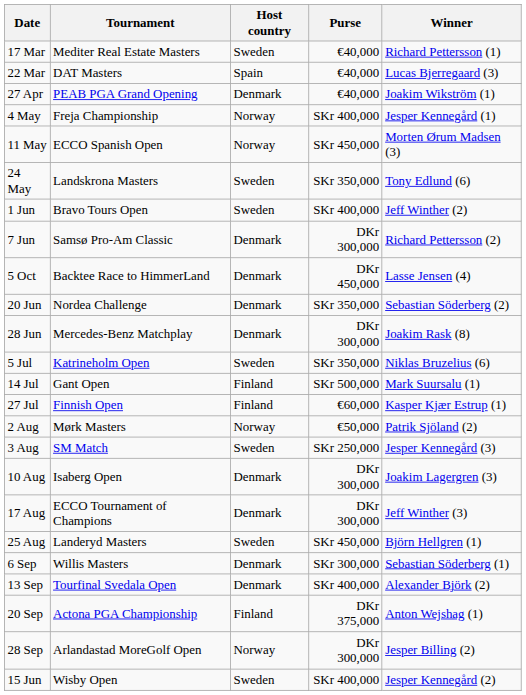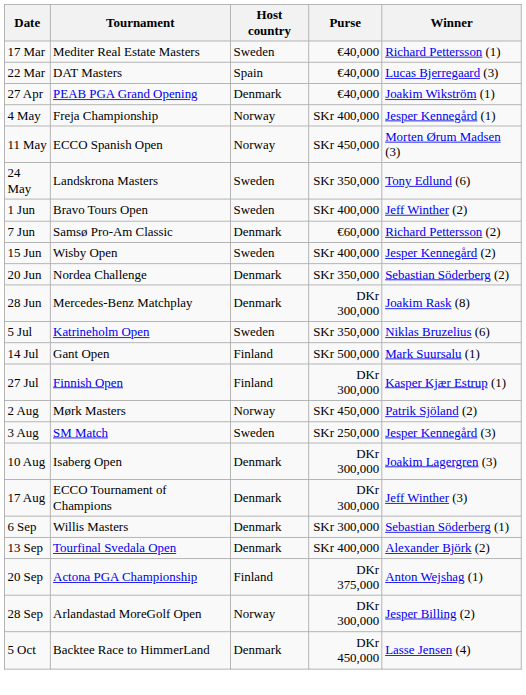(358, 239) DKr 300,000 -> (358, 231) €60,000
rows swapped: (24, 679) <-> (22, 275)
(358, 405) €60,000 -> (358, 382) DKr 300,000
(358, 426) €50,000 -> (346, 411) SKr 450,000
- row: (26, 542)
